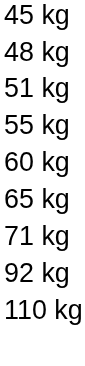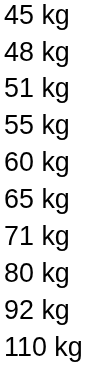+ row: (37, 273)
